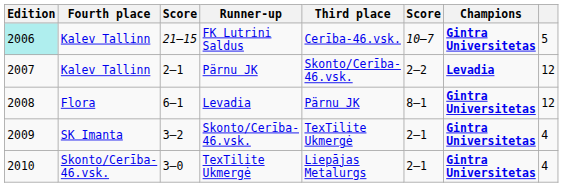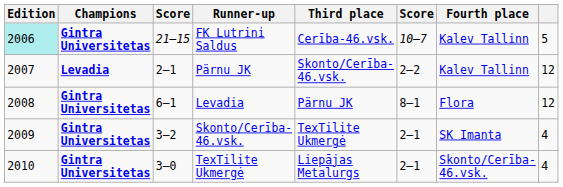columns swapped: (491, 14) <-> (109, 14)
